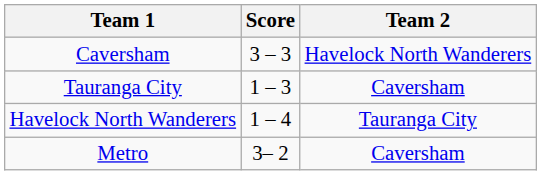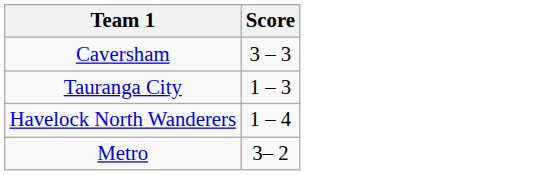- column: (418, 20)
